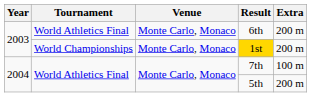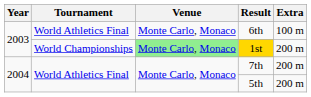(290, 30) 200 m -> (290, 30) 100 m
(187, 48) no background -> (187, 48) lightgreen background
(290, 65) 100 m -> (290, 65) 200 m
